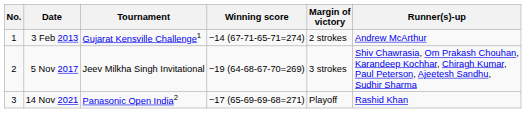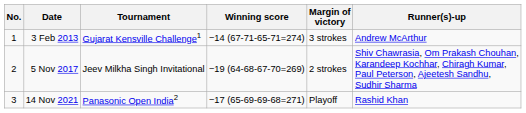(328, 38) 2 strokes -> (328, 38) 3 strokes
(328, 69) 3 strokes -> (328, 69) 2 strokes
